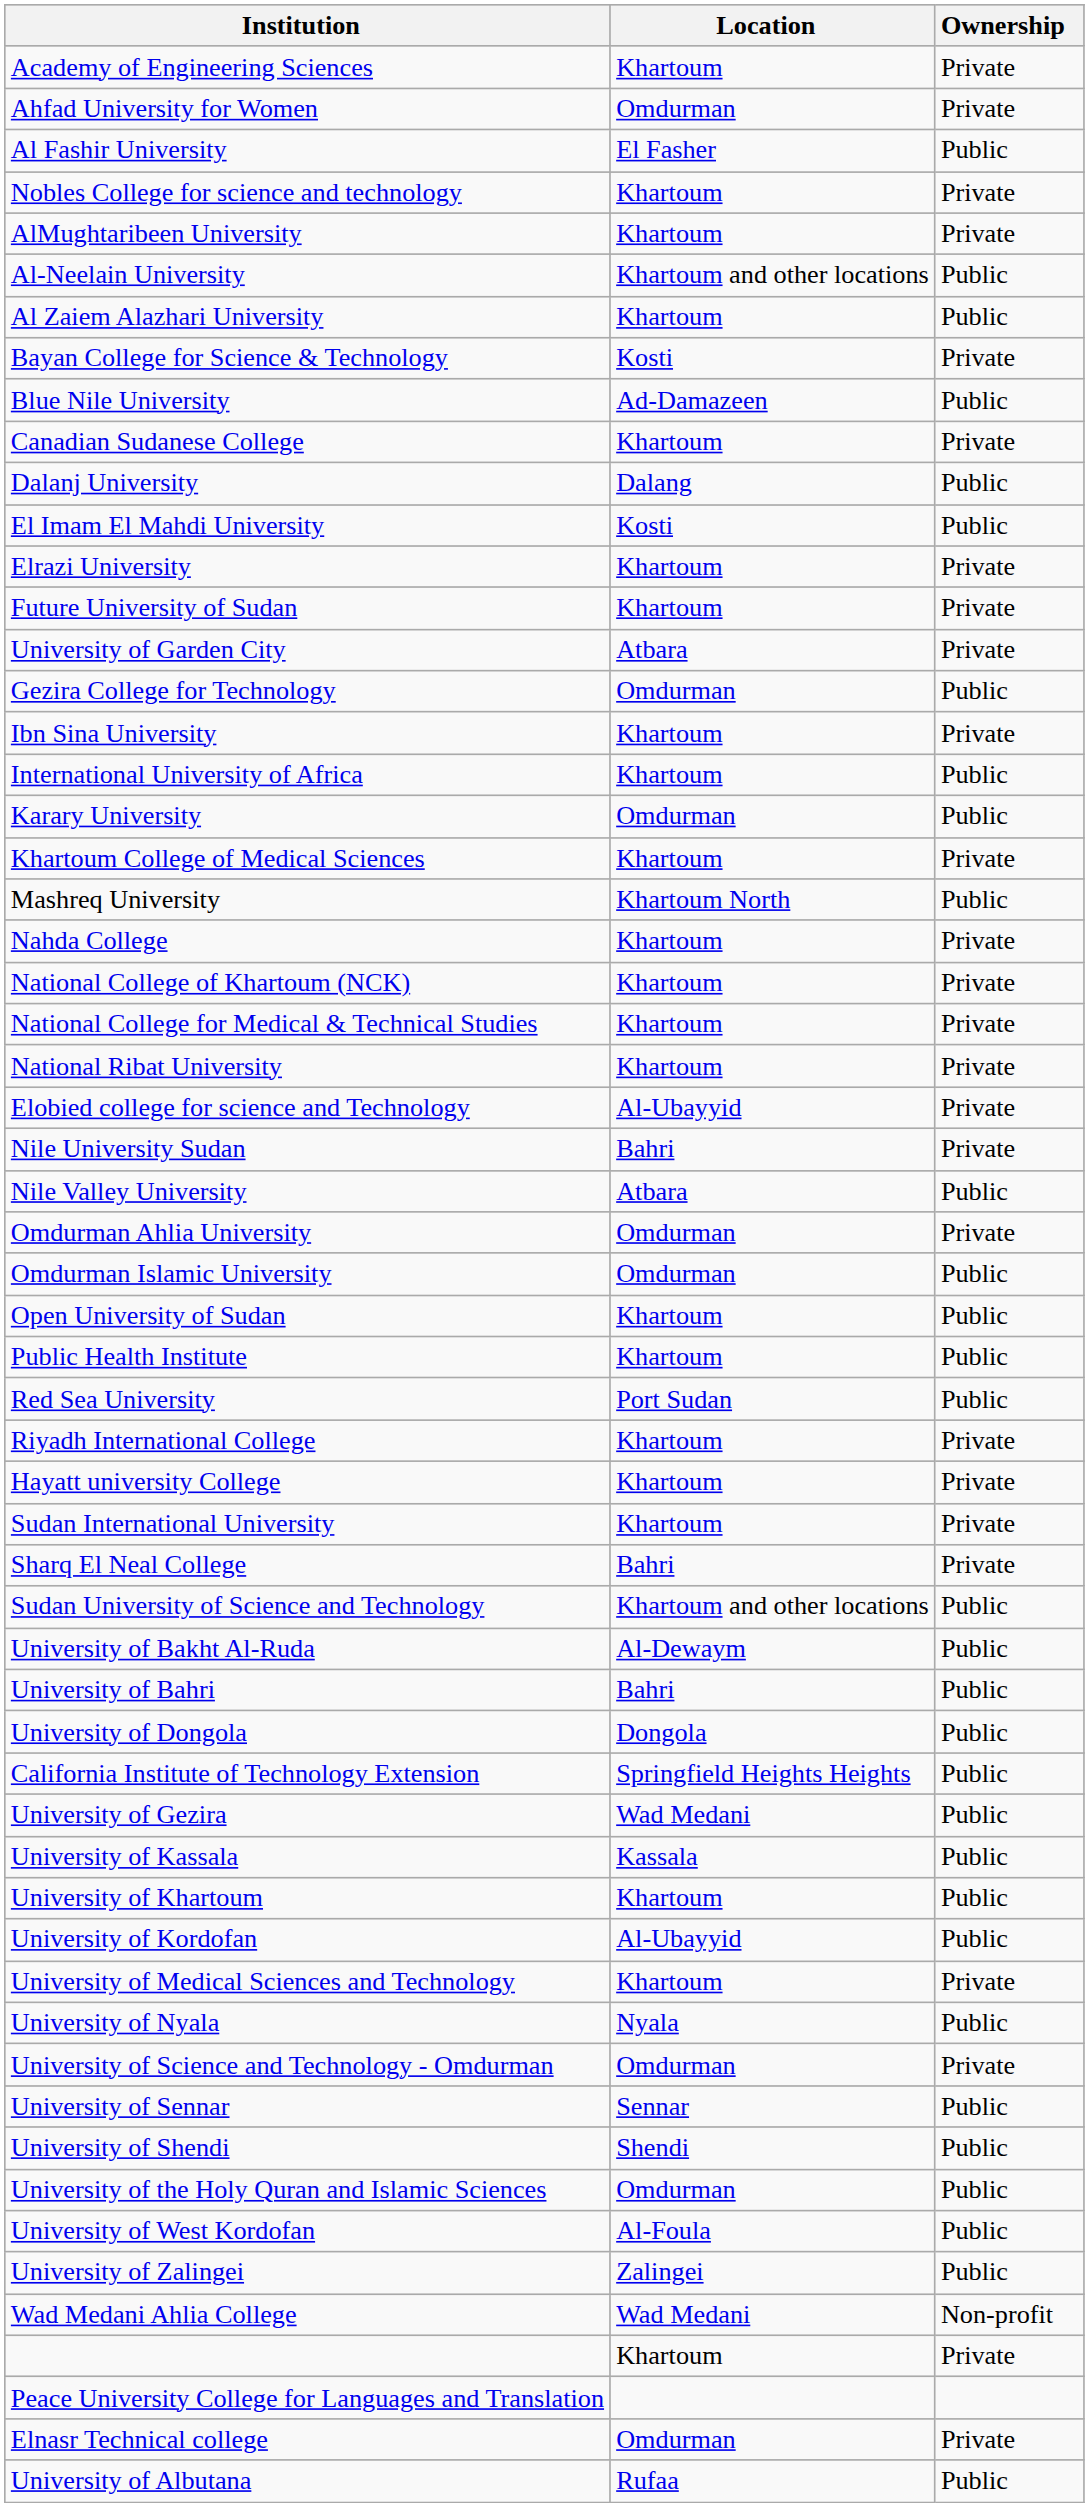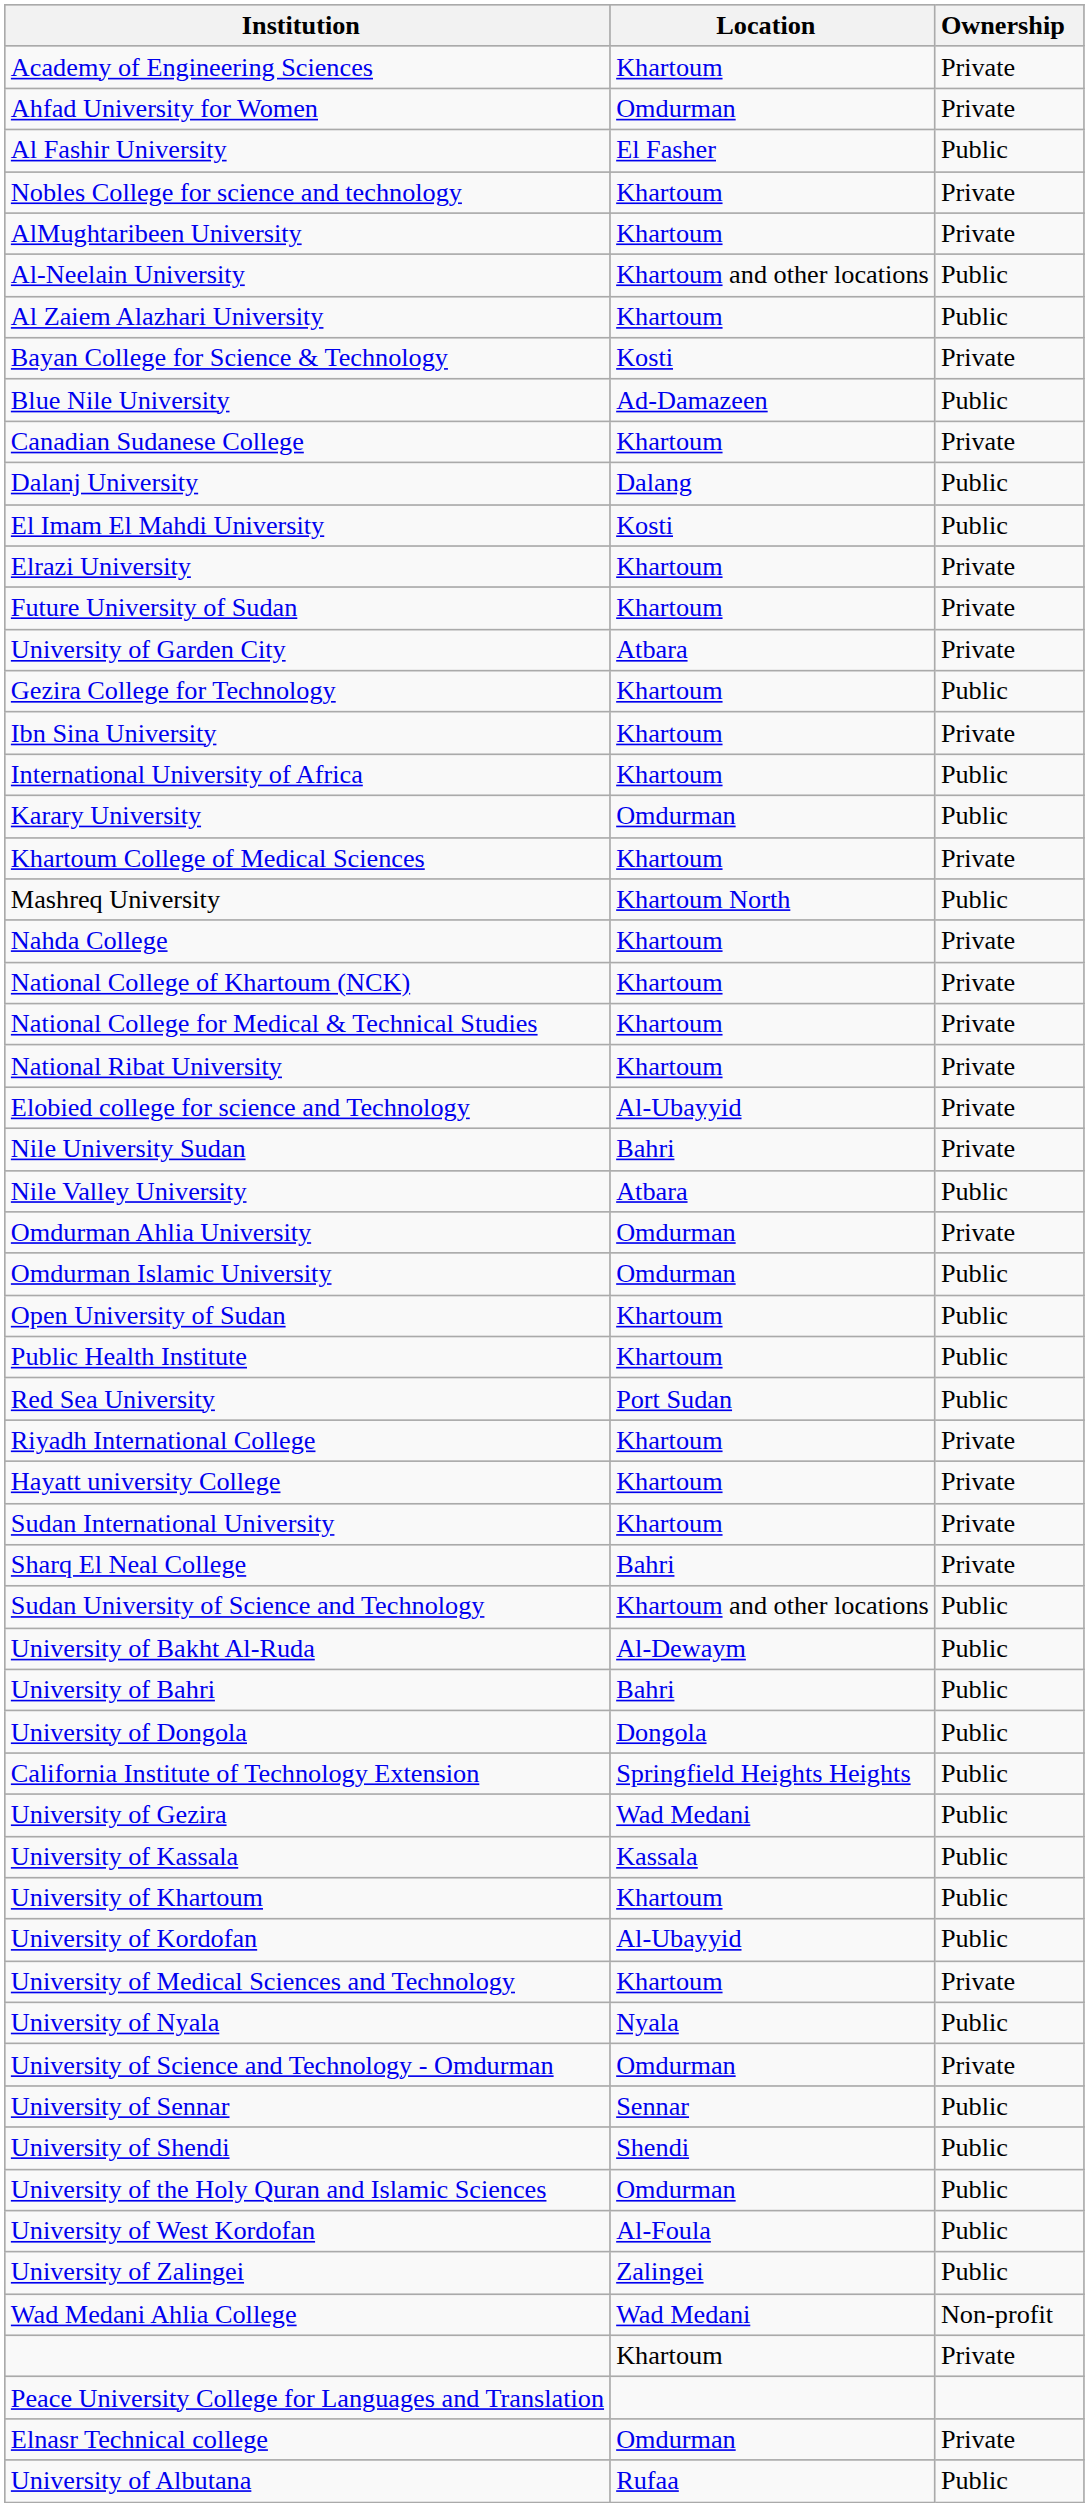(676, 691) Omdurman -> (669, 691) Khartoum
